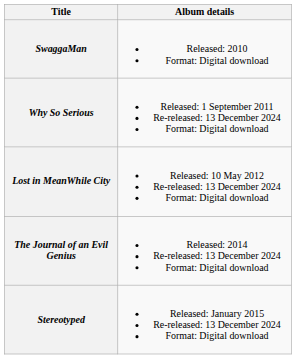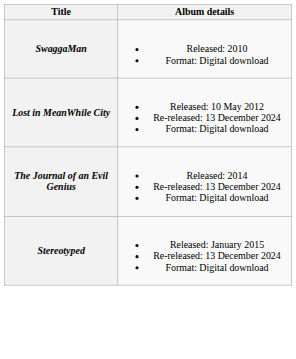- row: (61, 112)
